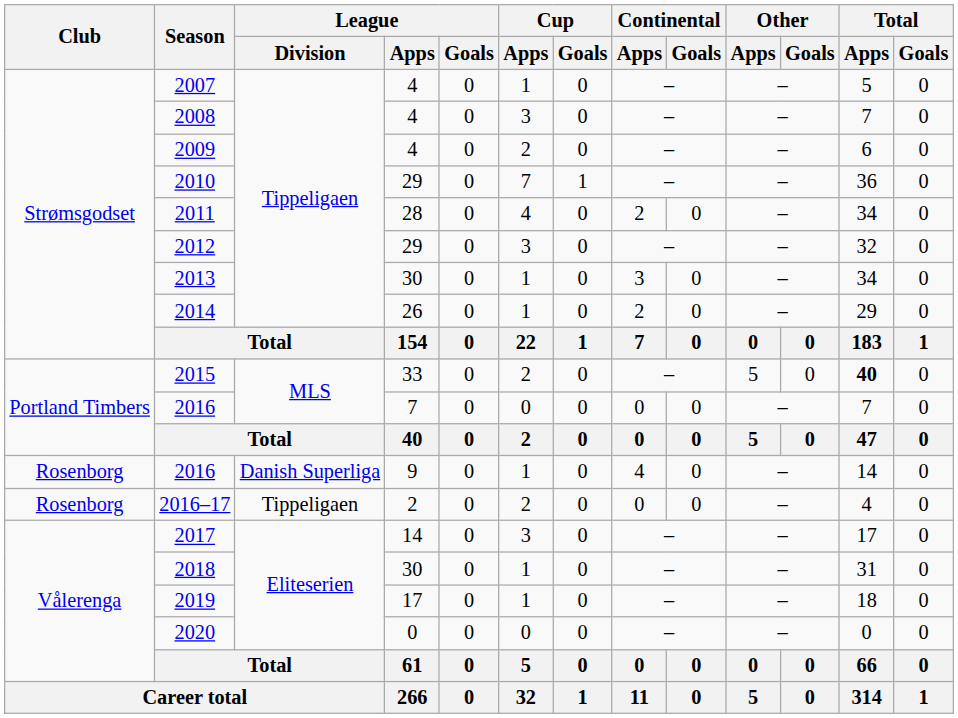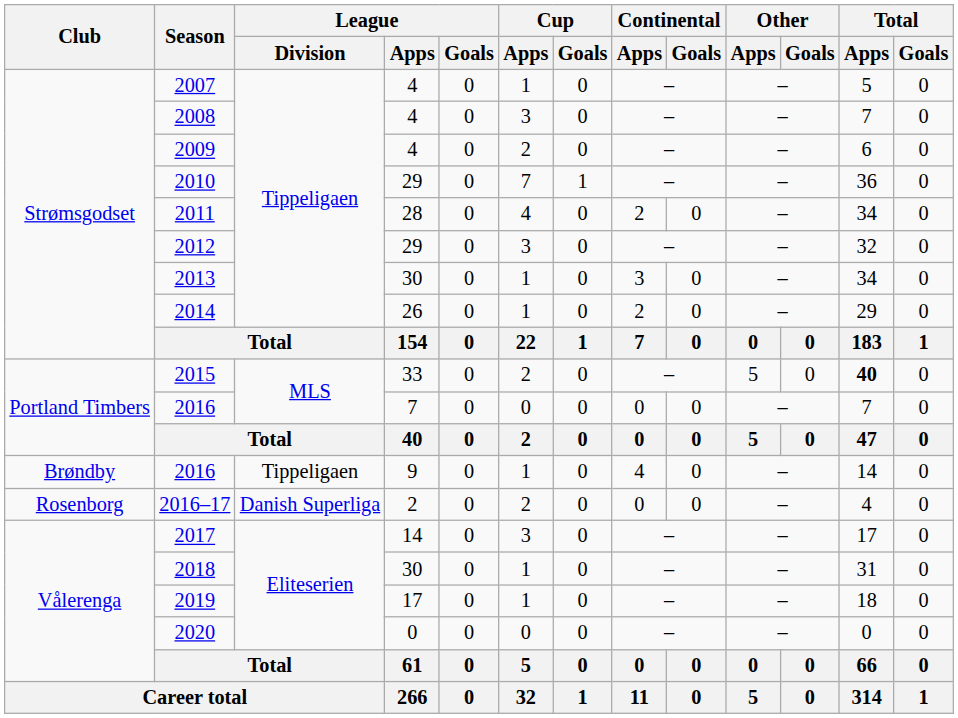(80, 471) Rosenborg -> (80, 471) Brøndby
(310, 471) Danish Superliga -> (310, 471) Tippeligaen
(310, 504) Tippeligaen -> (310, 504) Danish Superliga
